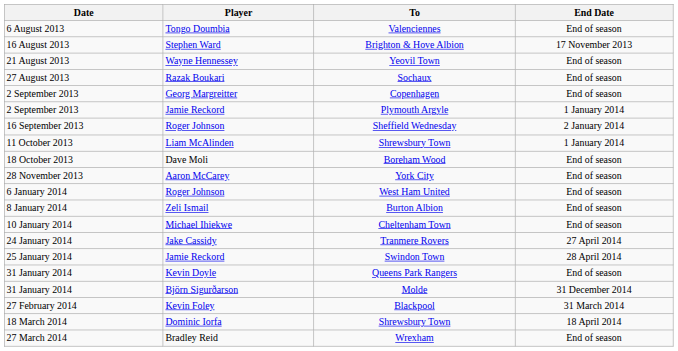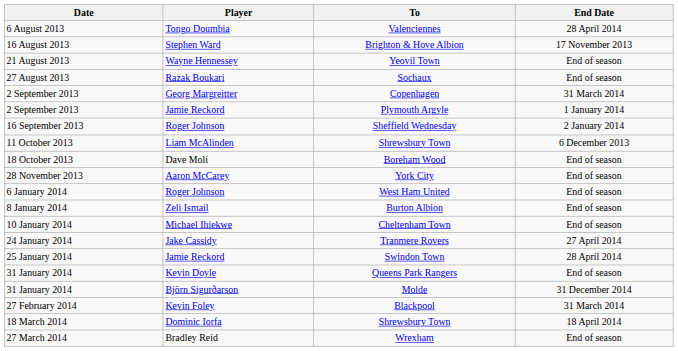(594, 29) End of season -> (594, 29) 28 April 2014
(594, 94) End of season -> (594, 94) 31 March 2014
(594, 143) 1 January 2014 -> (594, 143) 6 December 2013
